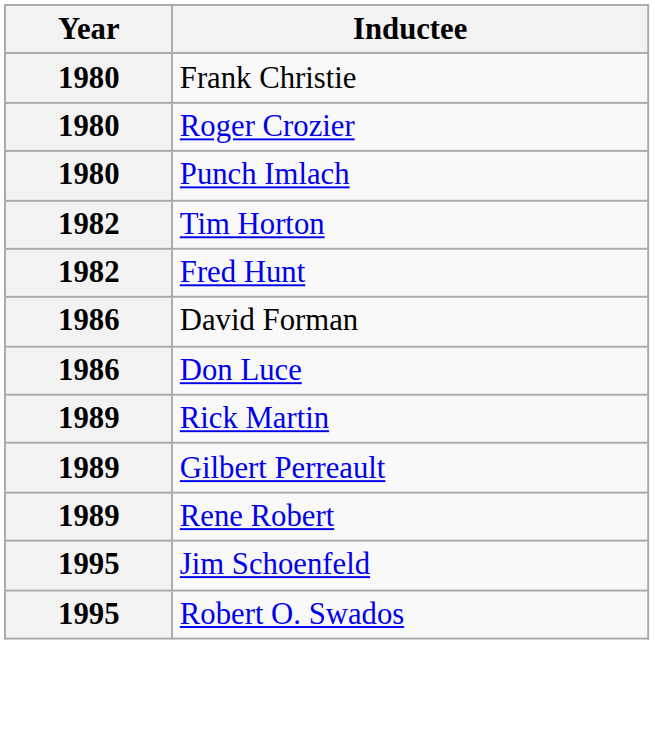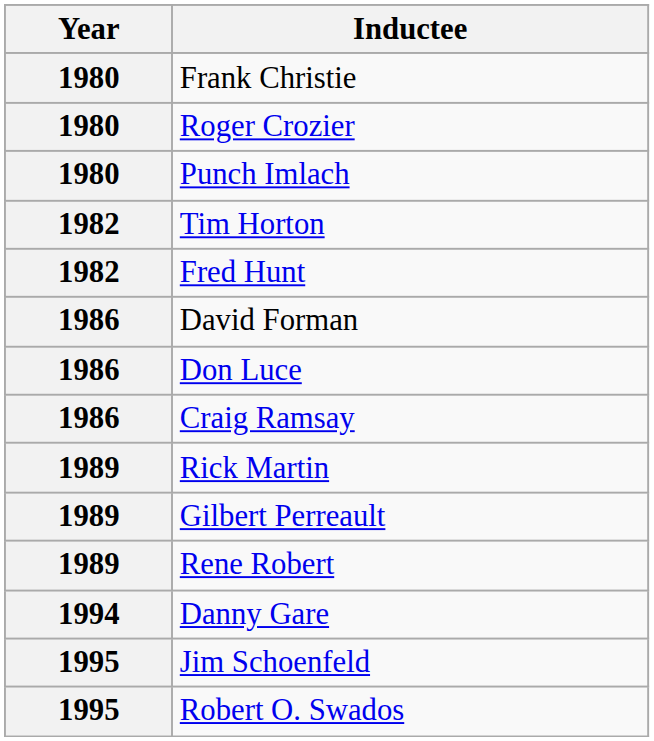+ row: (267, 418)
+ row: (254, 613)
